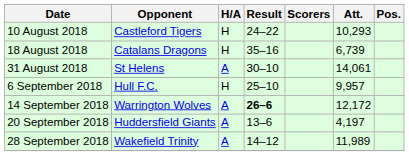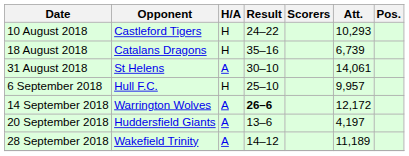(353, 141) 11,989 -> (353, 141) 11,189
